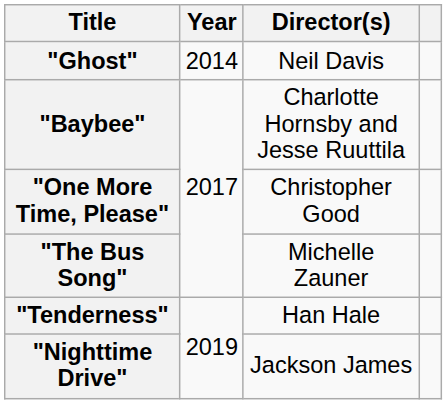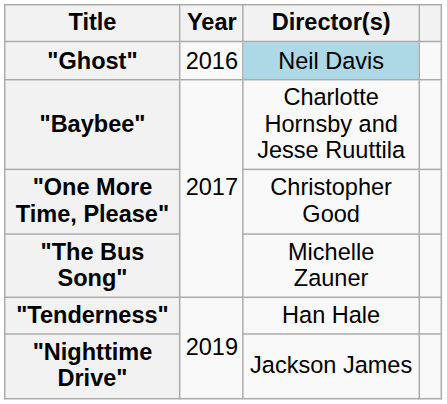(212, 60) 2014 -> (212, 60) 2016
(331, 60) no background -> (331, 60) lightblue background
